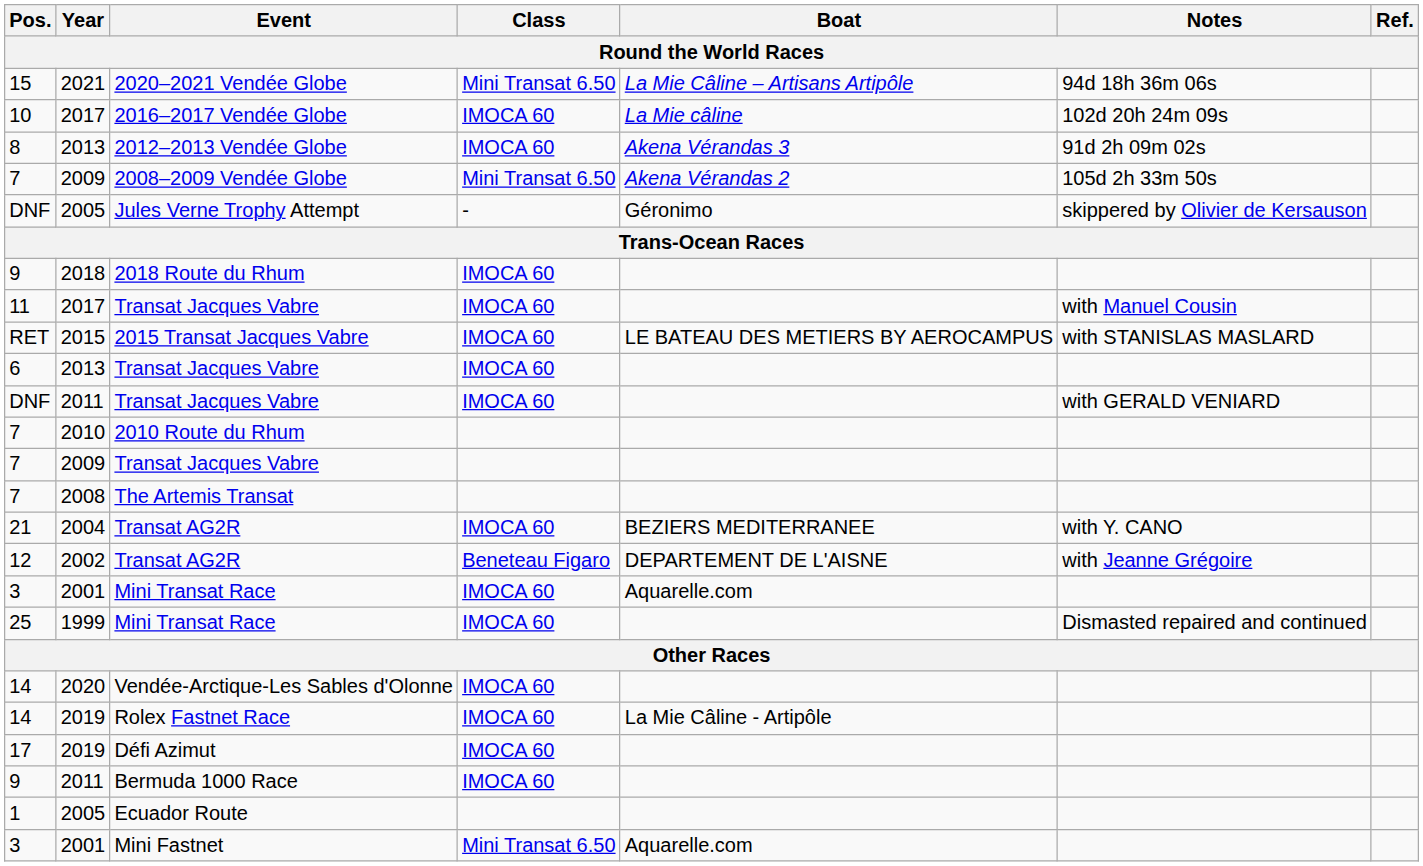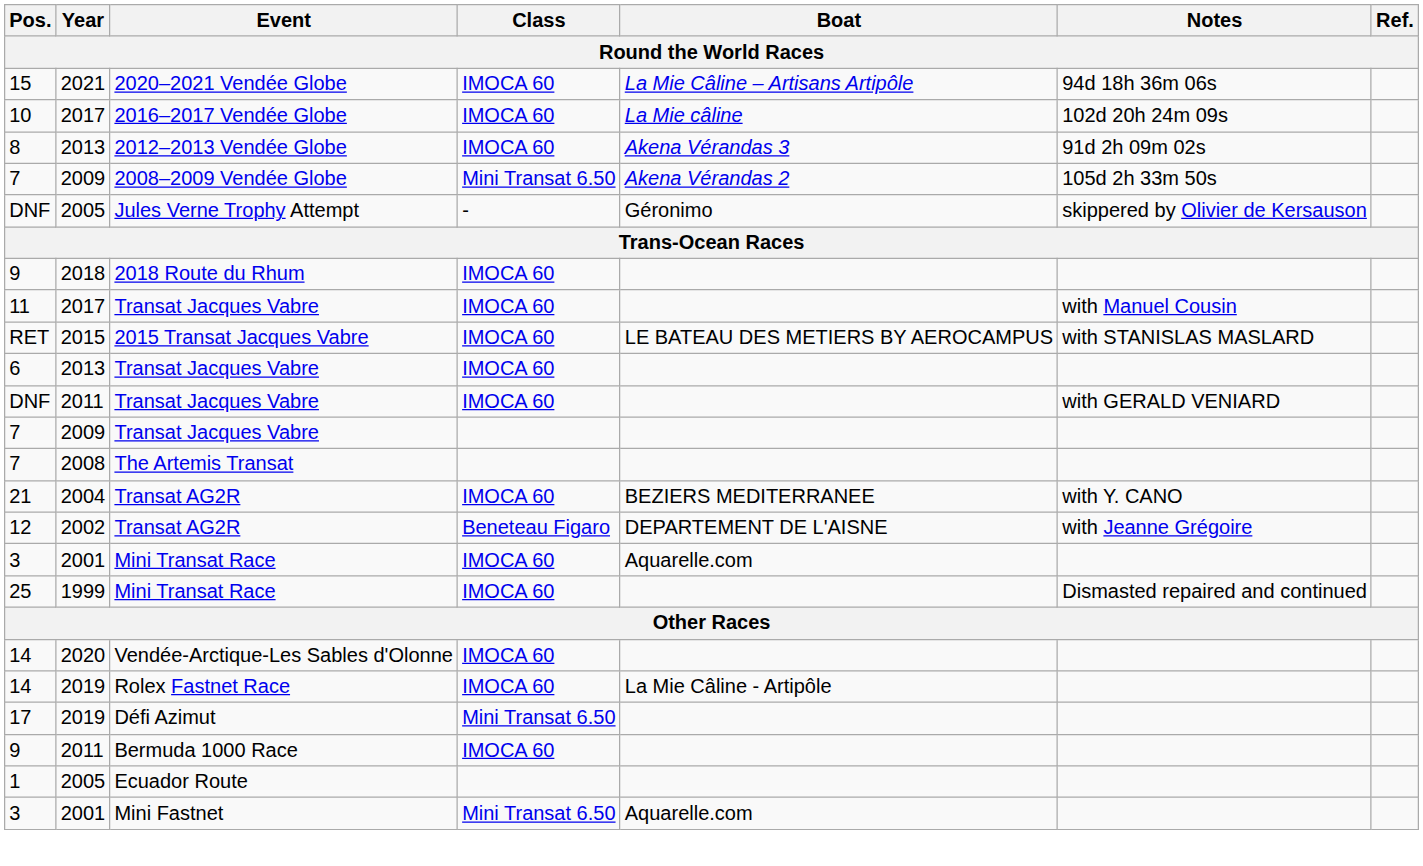(539, 83) Mini Transat 6.50 -> (508, 83) IMOCA 60
- row: (15, 432)
(508, 749) IMOCA 60 -> (539, 718) Mini Transat 6.50
